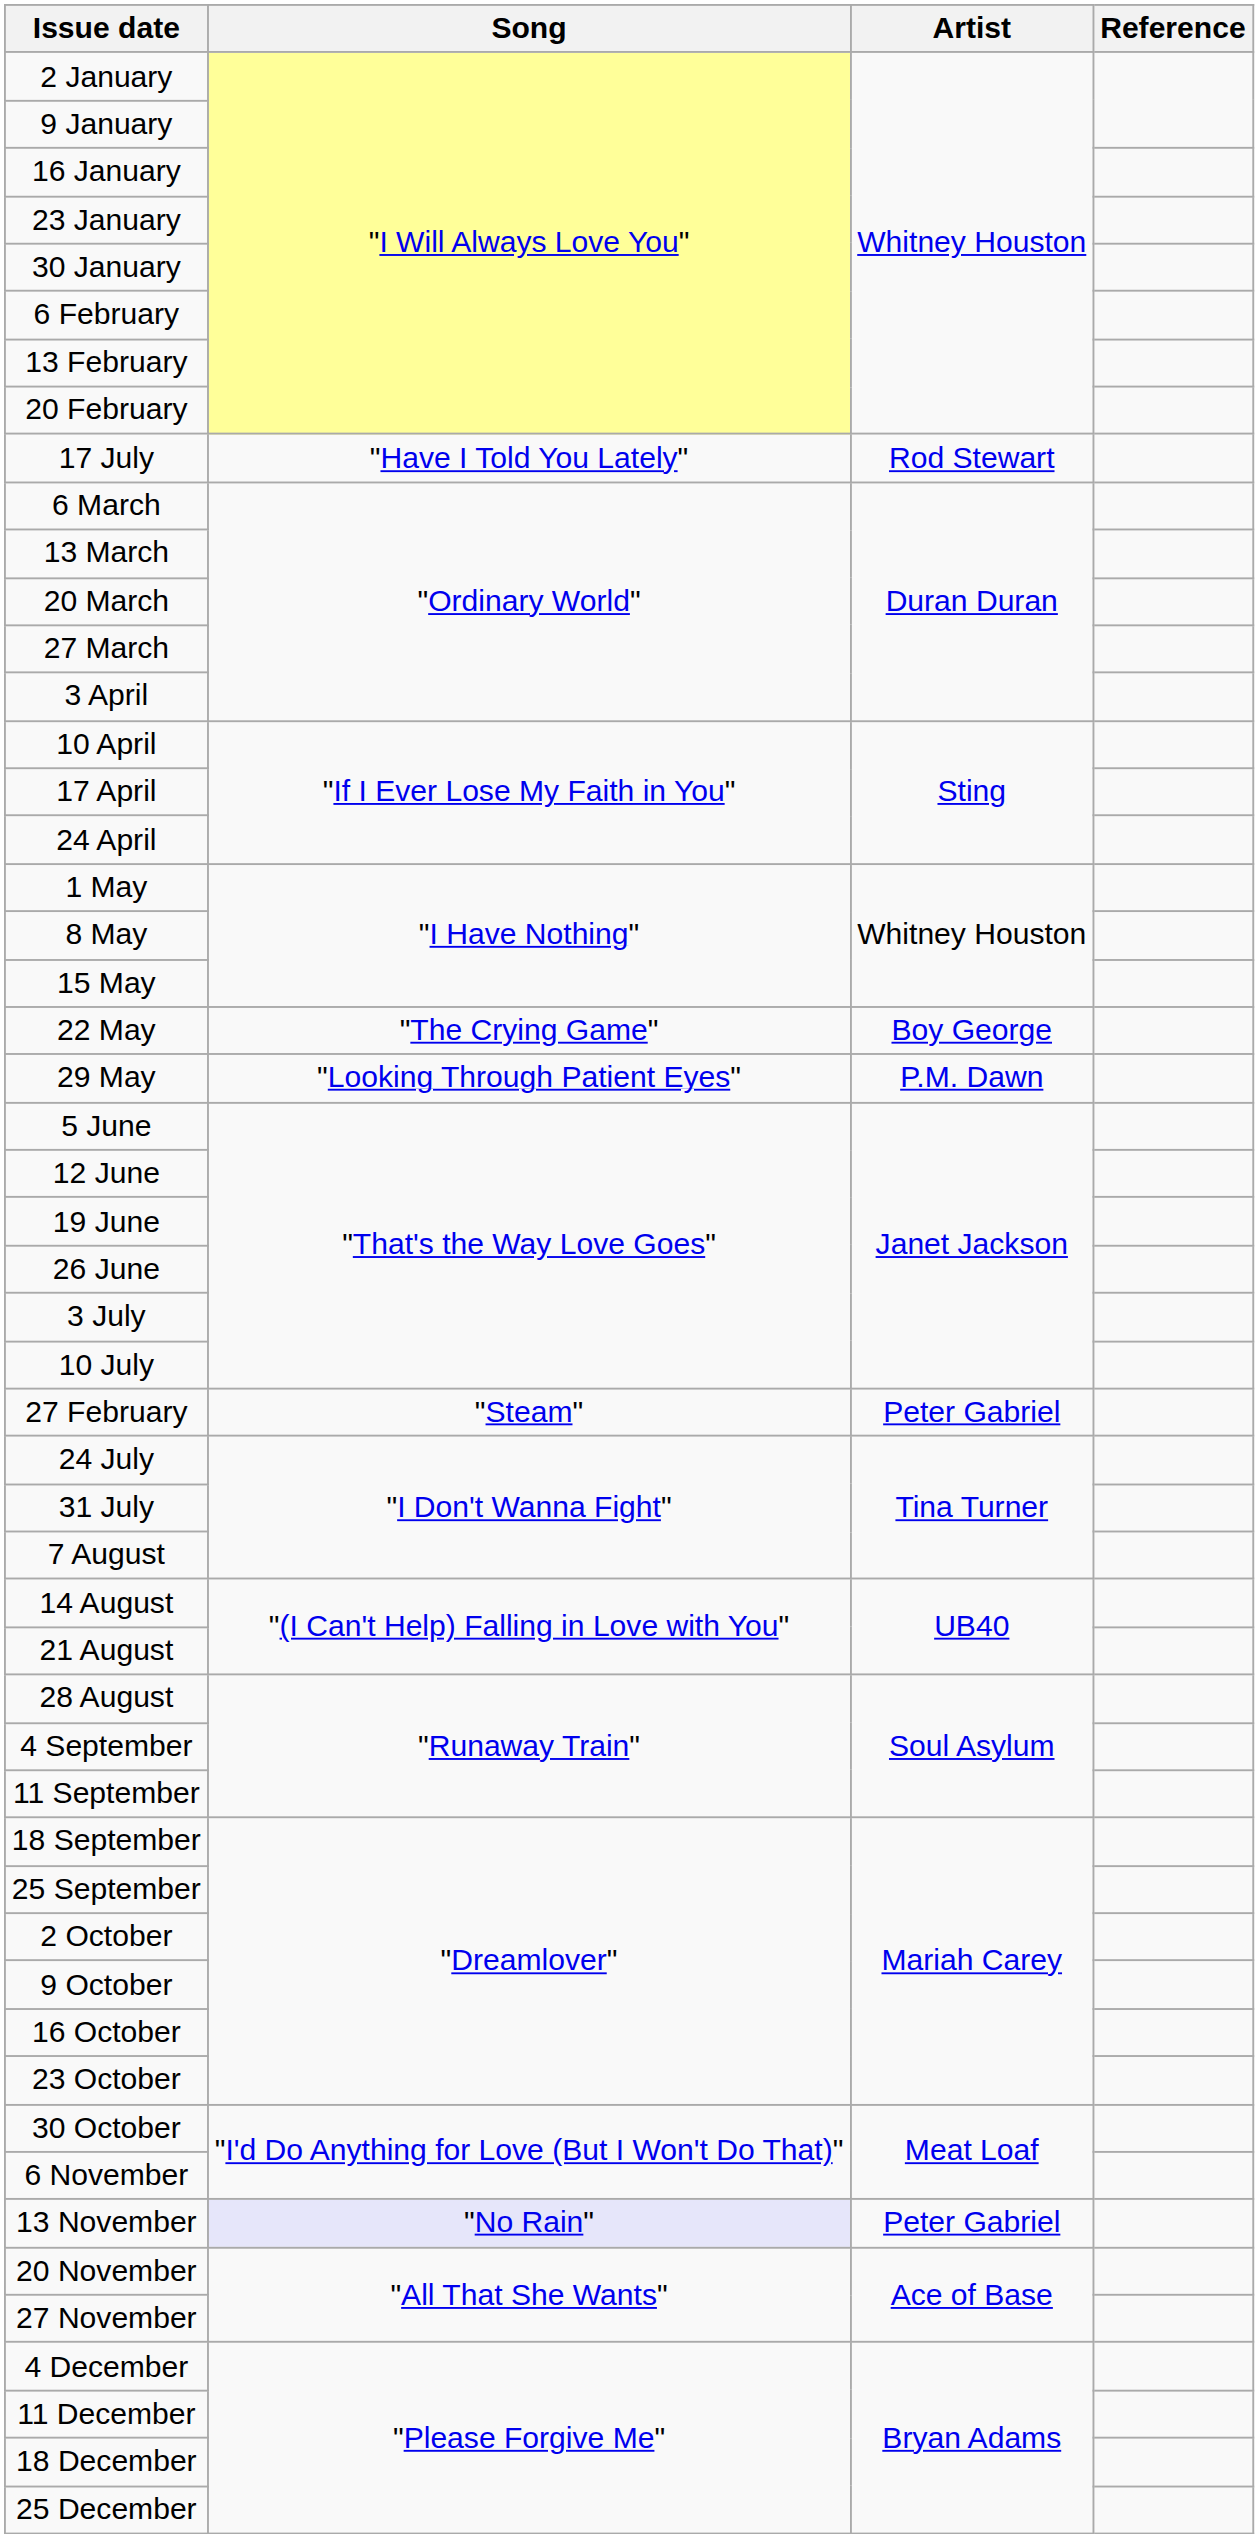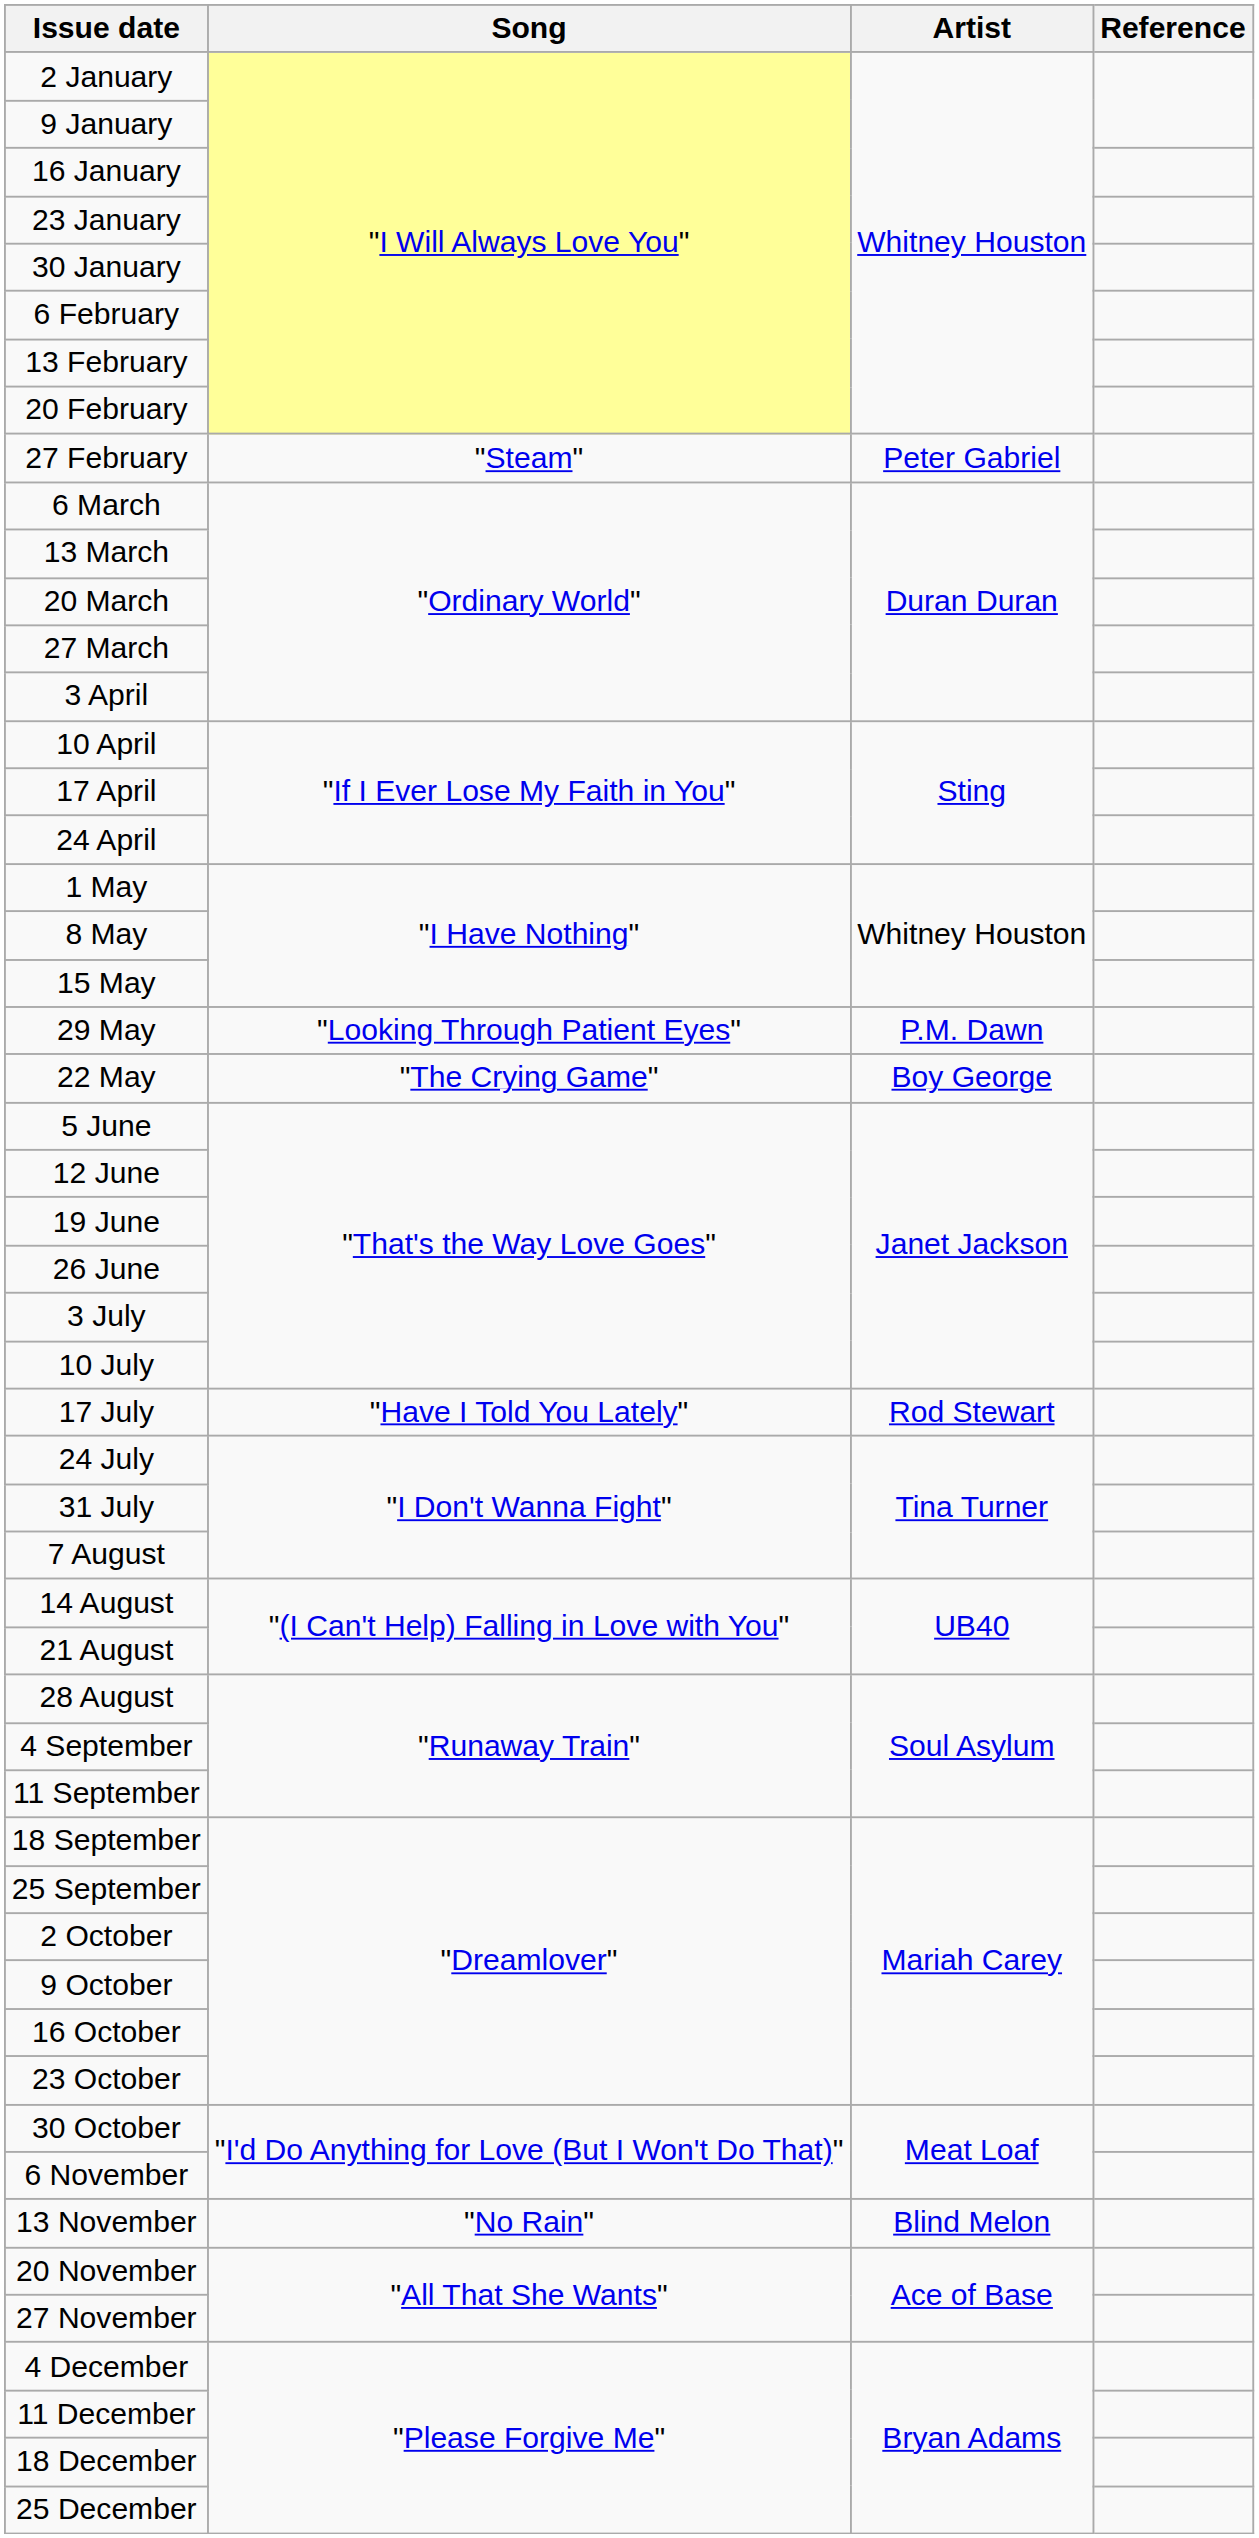rows swapped: (106, 1411) <-> (106, 457)
rows swapped: (106, 1030) <-> (106, 1077)
(529, 2222) lavender background -> (529, 2222) no background
(972, 2222) Peter Gabriel -> (972, 2222) Blind Melon
